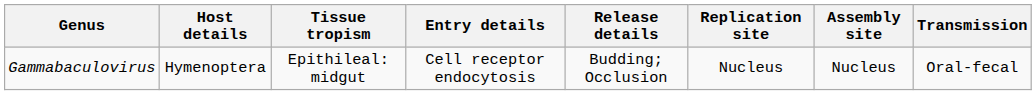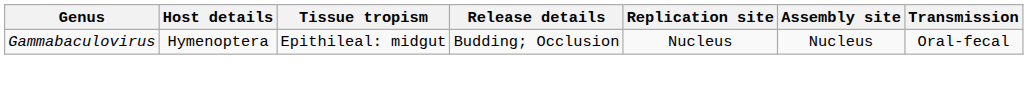- column: (485, 26)
